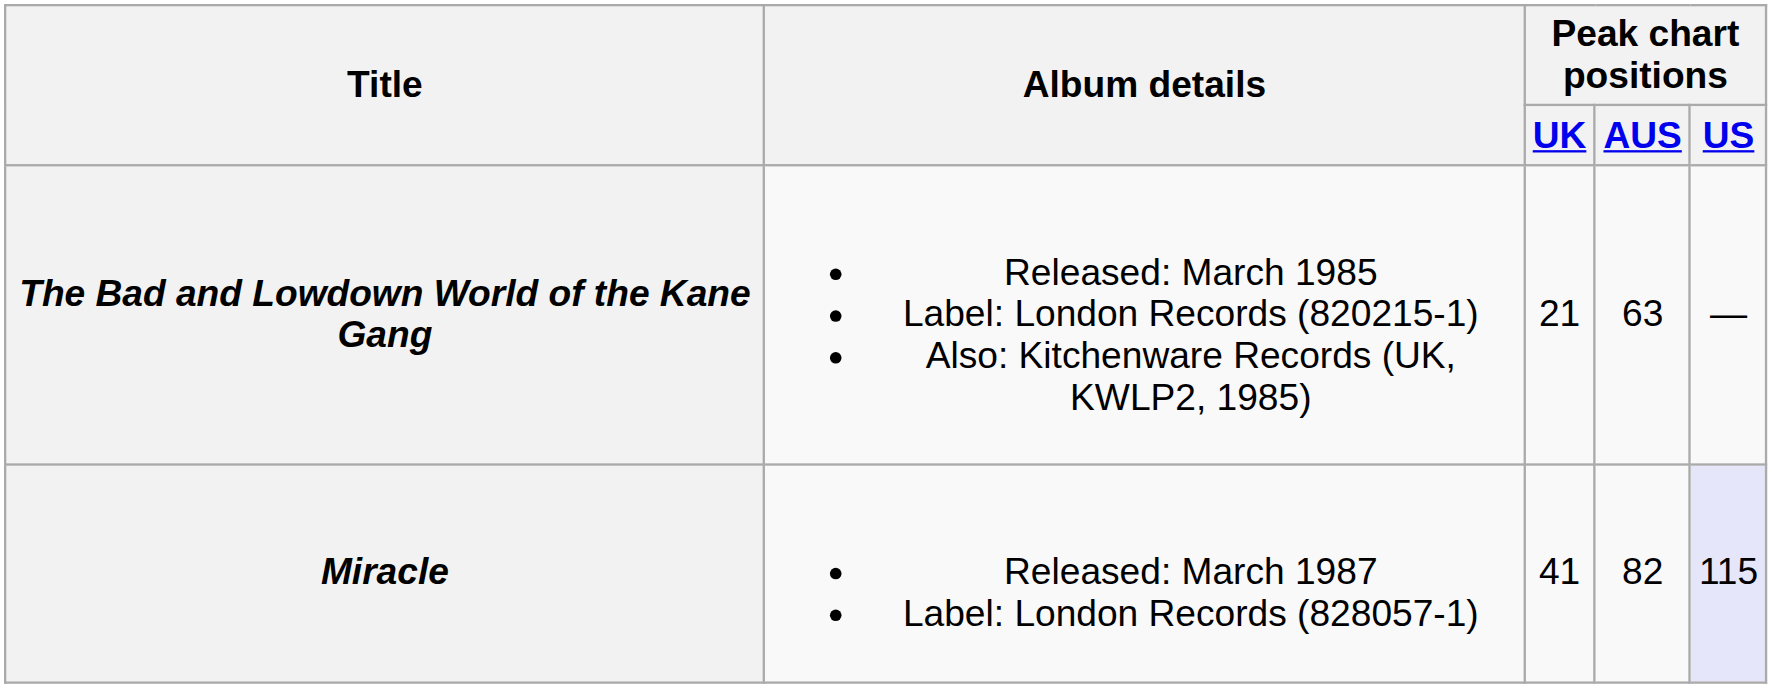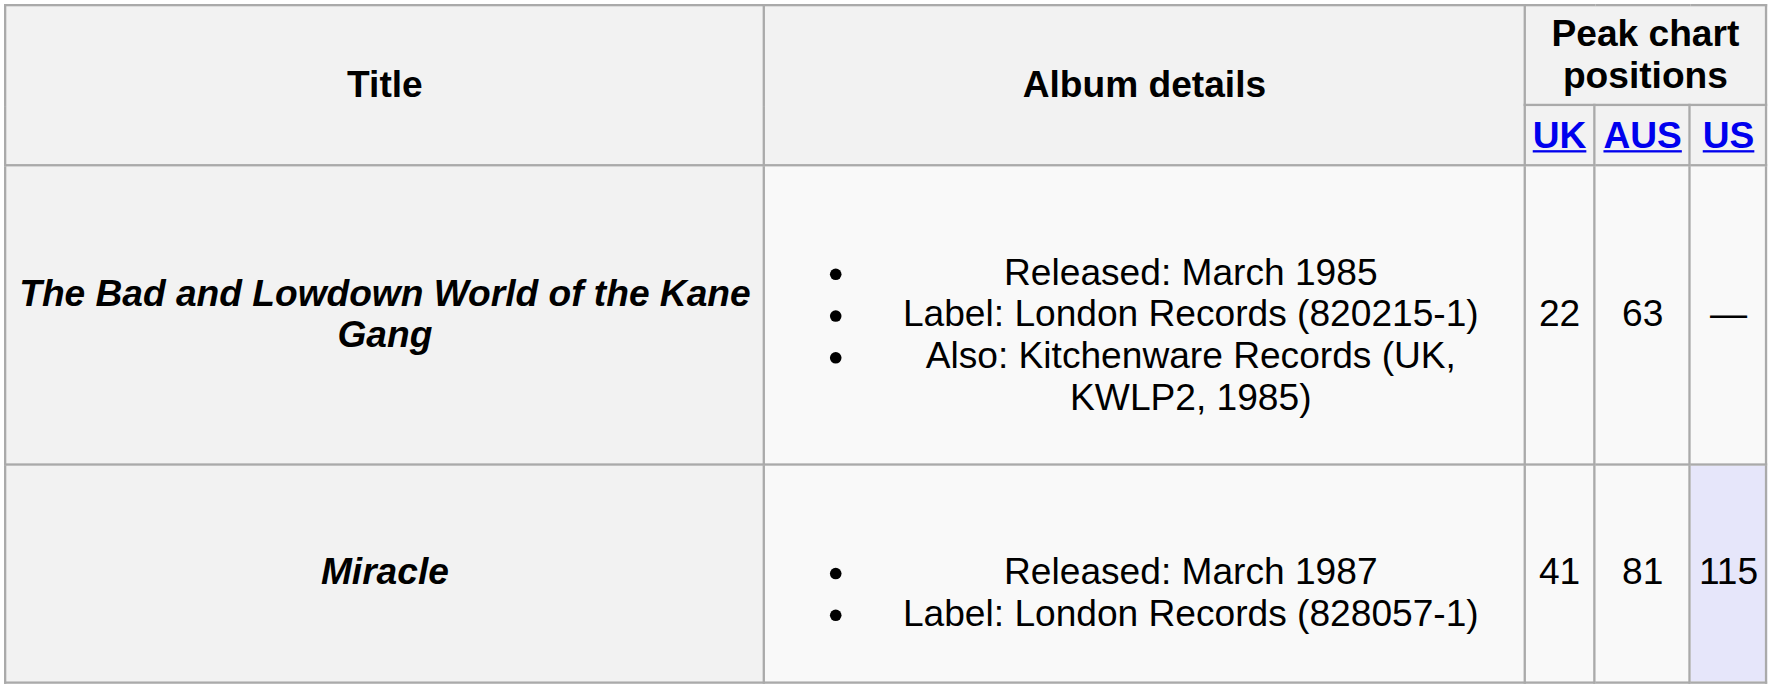(1560, 314) 21 -> (1560, 314) 22
(1643, 572) 82 -> (1643, 572) 81
